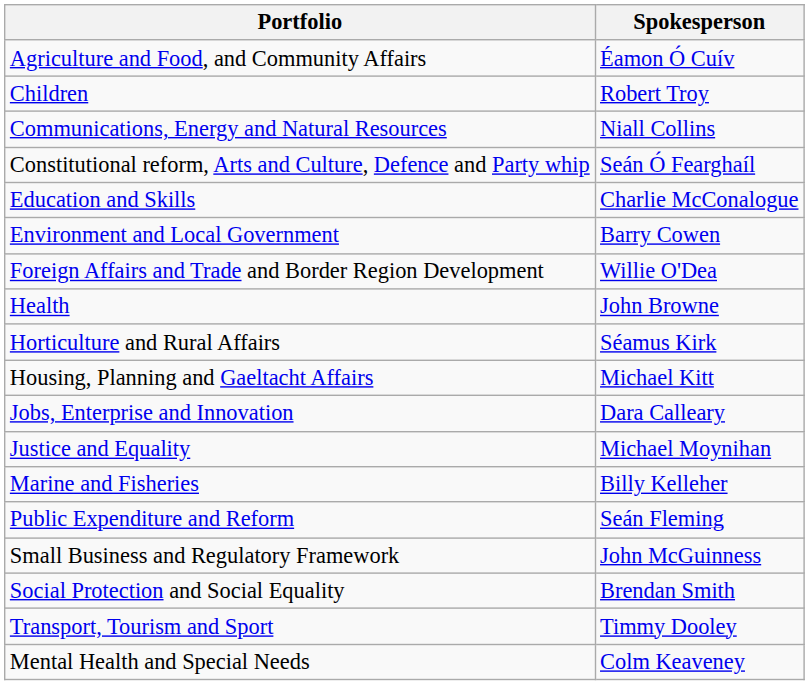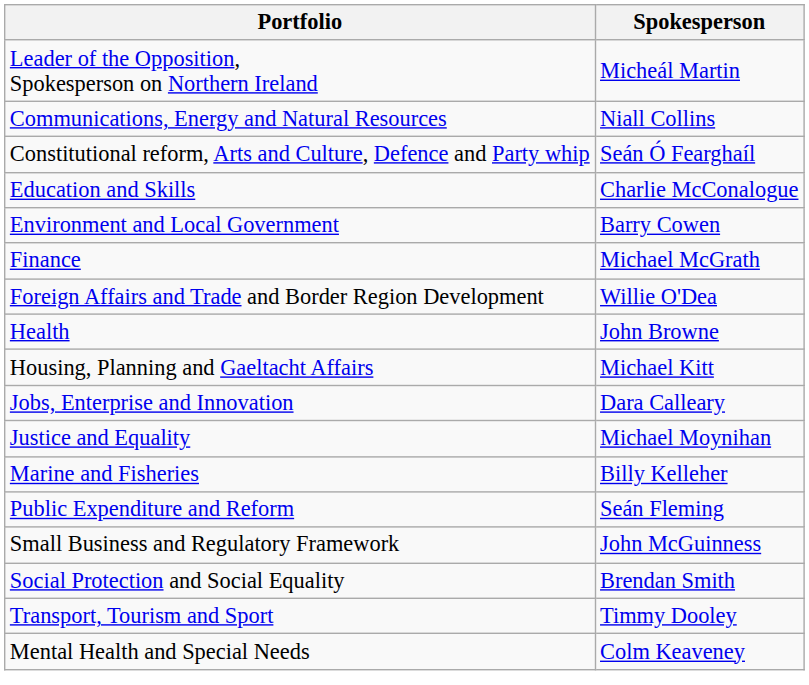+ row: (164, 70)
- row: (218, 57)
- row: (49, 93)
+ row: (45, 260)
- row: (145, 341)
